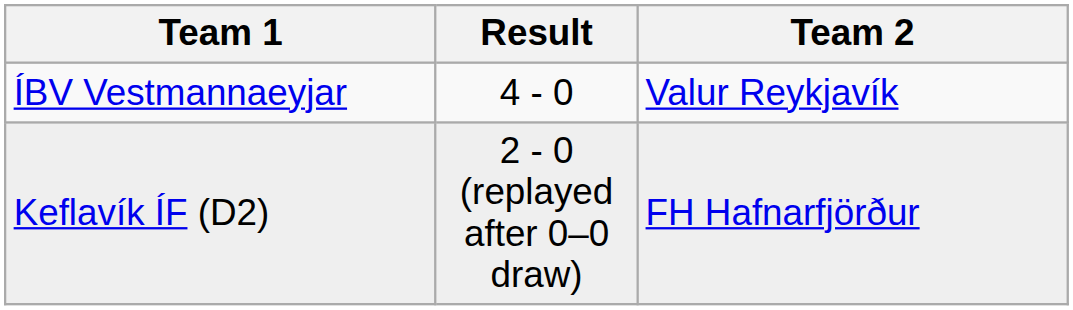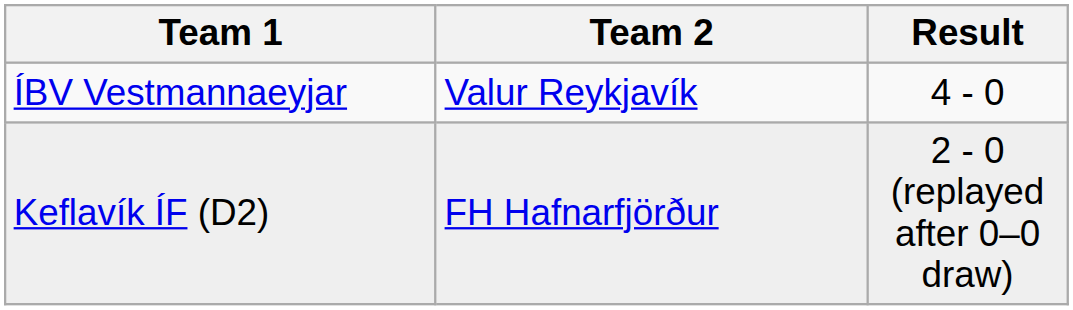columns swapped: (853, 33) <-> (537, 33)
